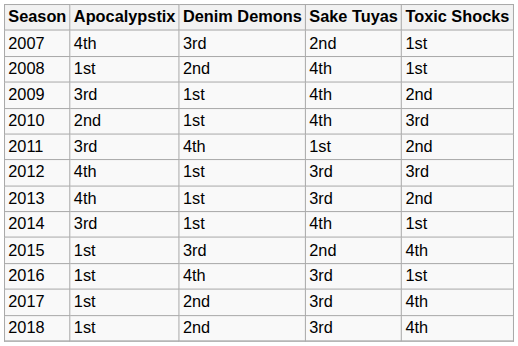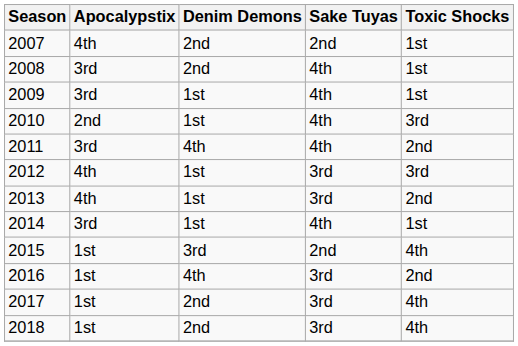(195, 43) 3rd -> (197, 43) 2nd
(85, 69) 1st -> (86, 69) 3rd
(419, 95) 2nd -> (416, 95) 1st
(320, 146) 1st -> (321, 146) 4th
(416, 276) 1st -> (419, 276) 2nd
